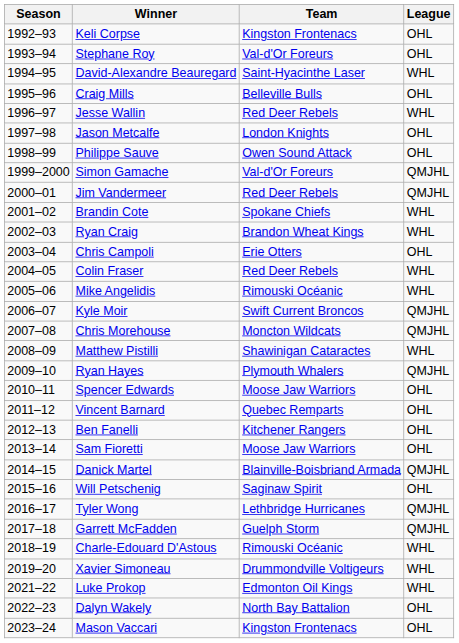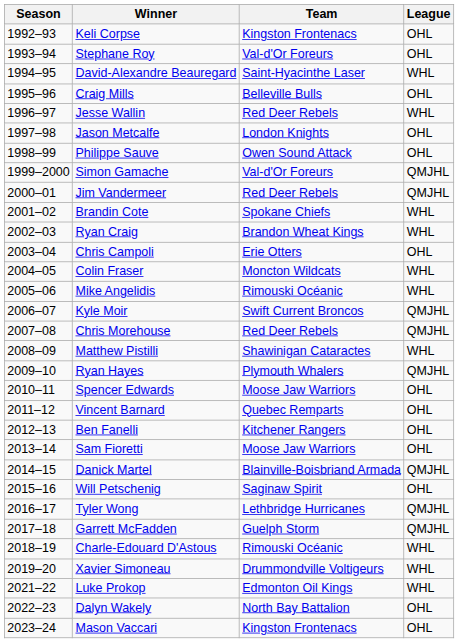(290, 271) Red Deer Rebels -> (291, 271) Moncton Wildcats
(291, 331) Moncton Wildcats -> (290, 331) Red Deer Rebels
